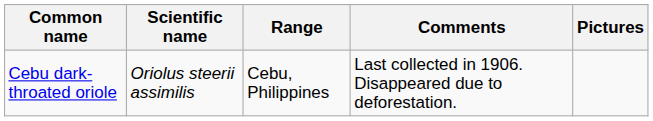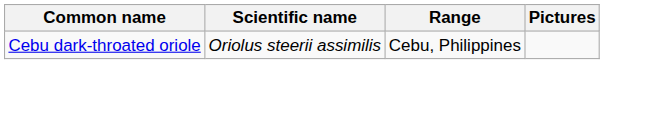- column: (462, 27)
